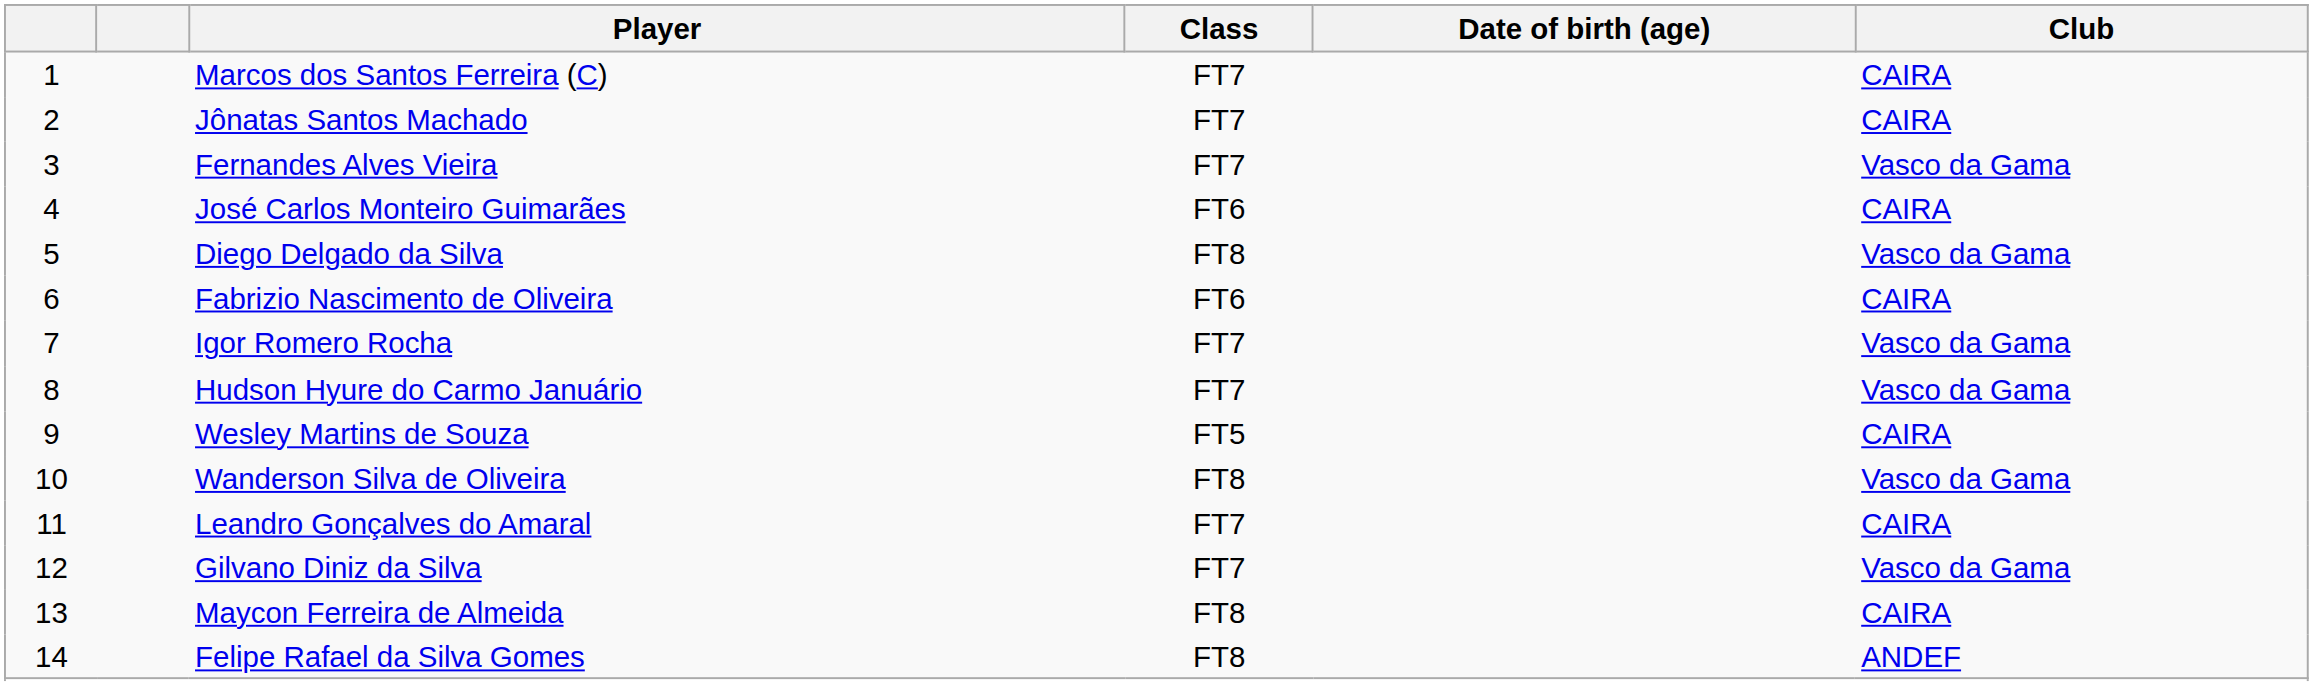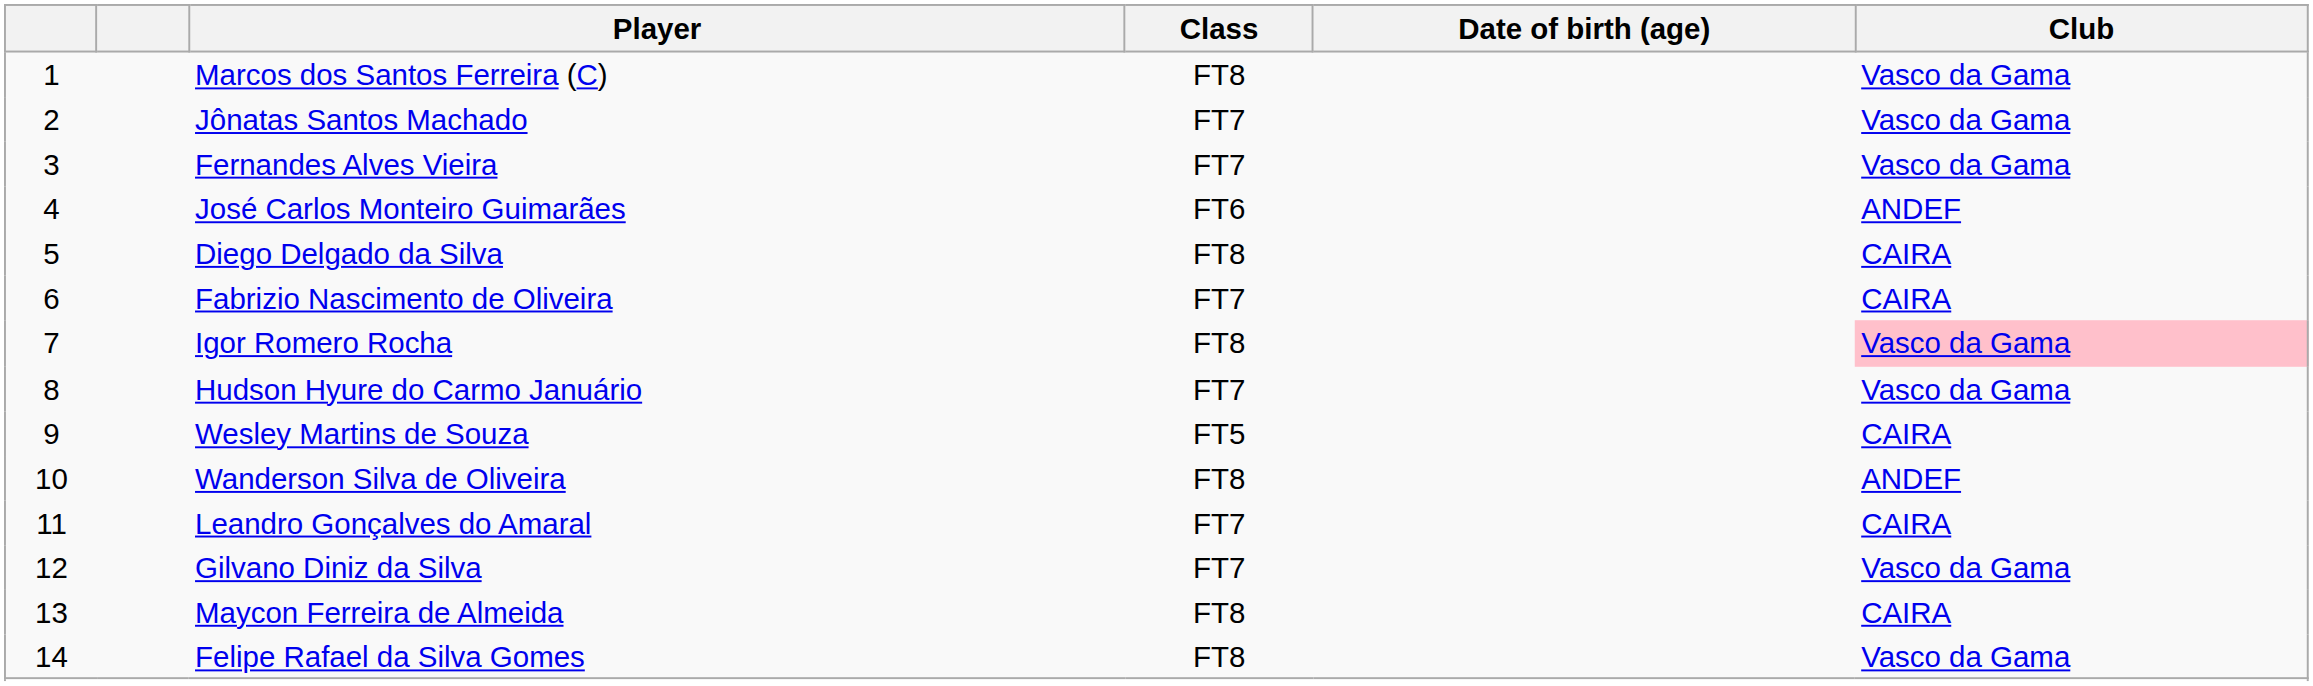(1219, 75) FT7 -> (1219, 75) FT8
(1906, 75) CAIRA -> (1966, 75) Vasco da Gama
(1906, 120) CAIRA -> (1966, 120) Vasco da Gama
(1906, 209) CAIRA -> (1911, 209) ANDEF
(1966, 254) Vasco da Gama -> (1906, 254) CAIRA
(1219, 299) FT6 -> (1219, 299) FT7
(1219, 344) FT7 -> (1219, 344) FT8
(1966, 344) no background -> (1966, 344) pink background
(1966, 478) Vasco da Gama -> (1911, 478) ANDEF
(1911, 657) ANDEF -> (1966, 657) Vasco da Gama
